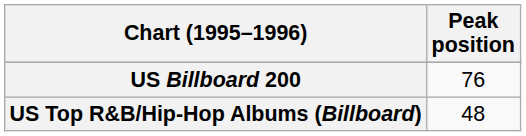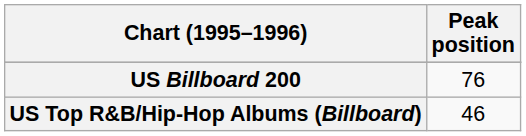(473, 113) 48 -> (473, 113) 46
